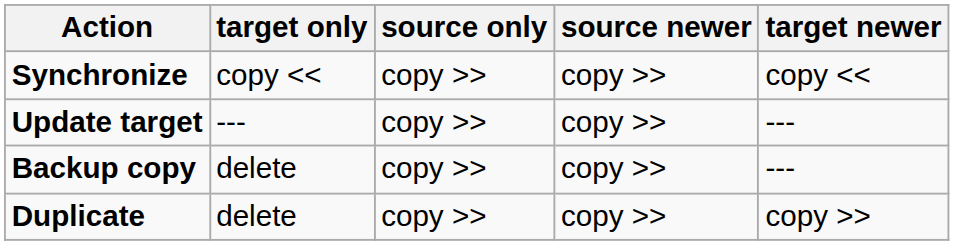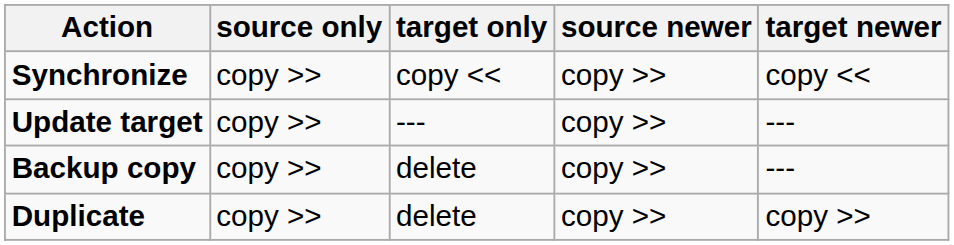columns swapped: (464, 27) <-> (292, 27)
